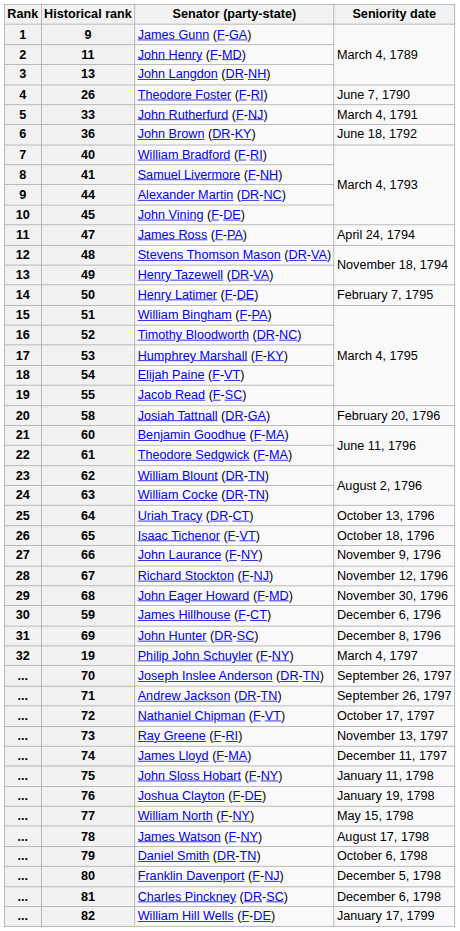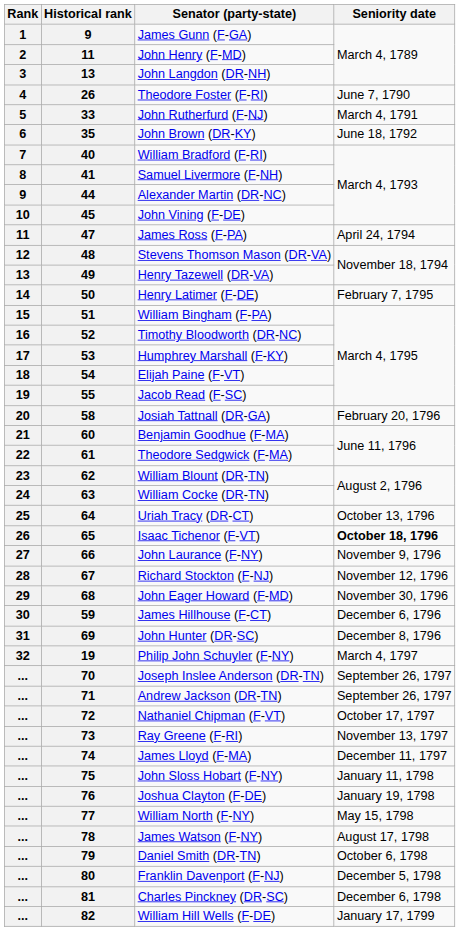(88, 134) 36 -> (88, 134) 35
(386, 535) normal -> (388, 535) bold
